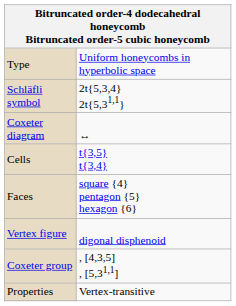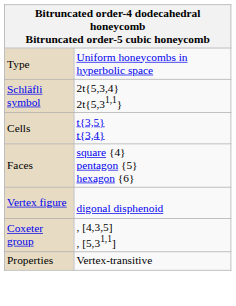- row: (26, 128)
